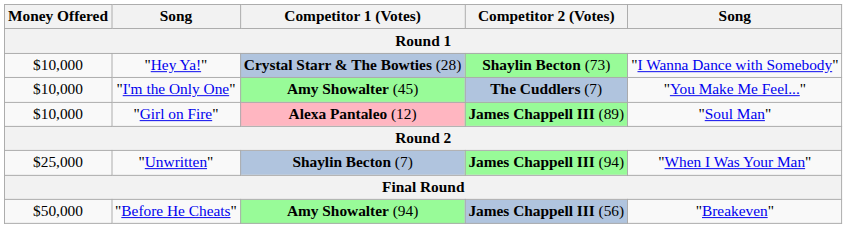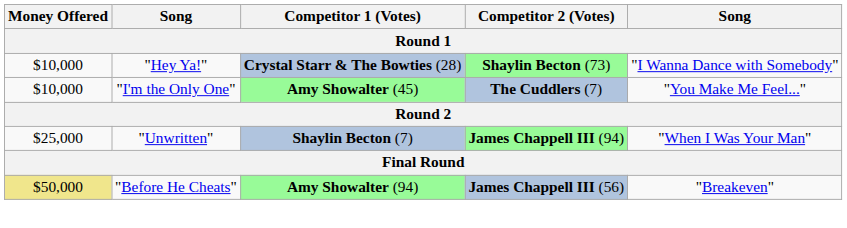- row: (176, 114)
(58, 211) no background -> (58, 187) khaki background
